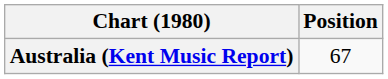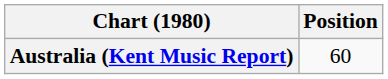(341, 55) 67 -> (341, 55) 60
